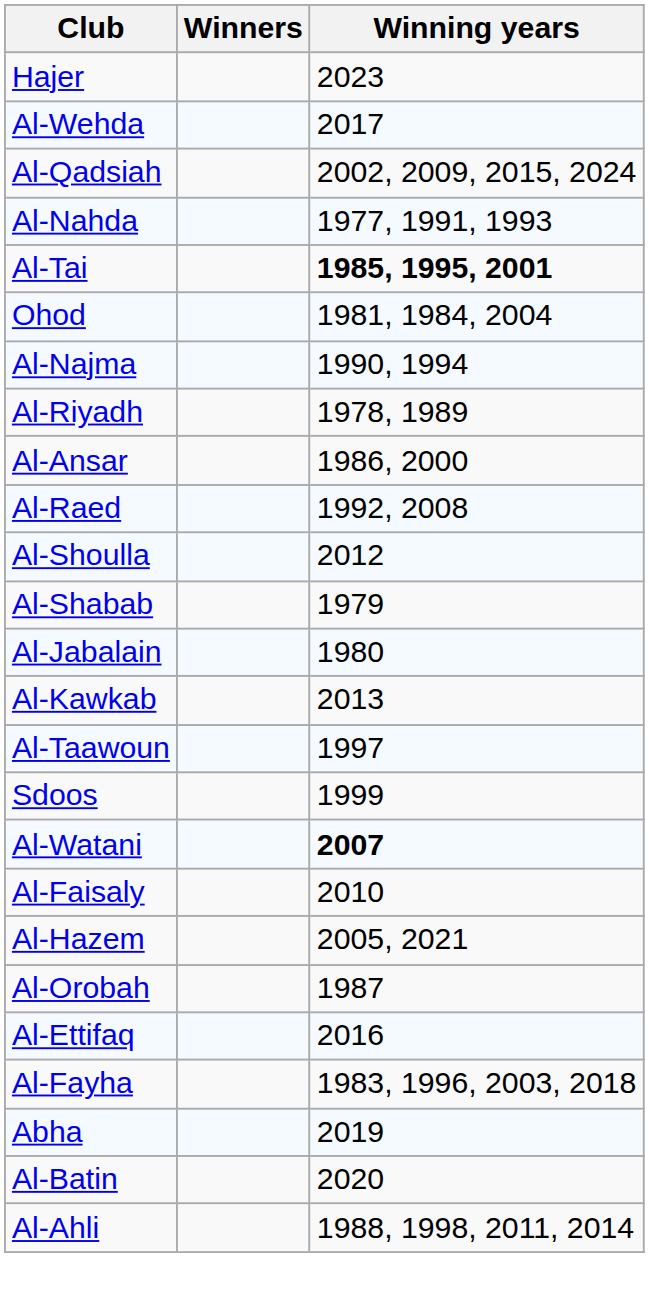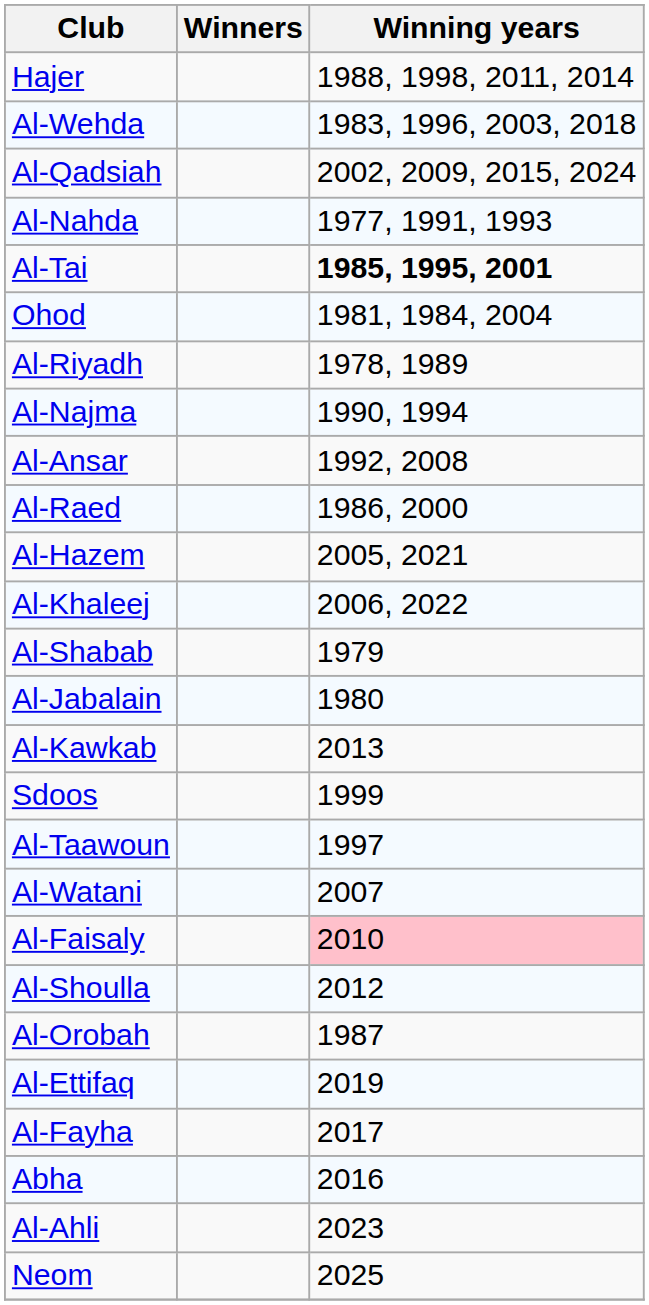(350, 76) 2023 -> (475, 76) 1988, 1998, 2011, 2014
(350, 124) 2017 -> (477, 124) 1983, 1996, 2003, 2018
rows swapped: (77, 412) <-> (74, 364)
(393, 460) 1986, 2000 -> (393, 460) 1992, 2008
(393, 508) 1992, 2008 -> (393, 508) 1986, 2000
rows swapped: (78, 939) <-> (81, 556)
+ row: (81, 603)
rows swapped: (91, 747) <-> (55, 795)
(350, 843) bold -> (350, 891) normal
(350, 891) no background -> (350, 939) pink background
(350, 1035) 2016 -> (350, 1083) 2019
(477, 1083) 1983, 1996, 2003, 2018 -> (350, 1131) 2017
(350, 1131) 2019 -> (350, 1179) 2016
- row: (65, 1179)
(475, 1227) 1988, 1998, 2011, 2014 -> (350, 1227) 2023
+ row: (52, 1275)
